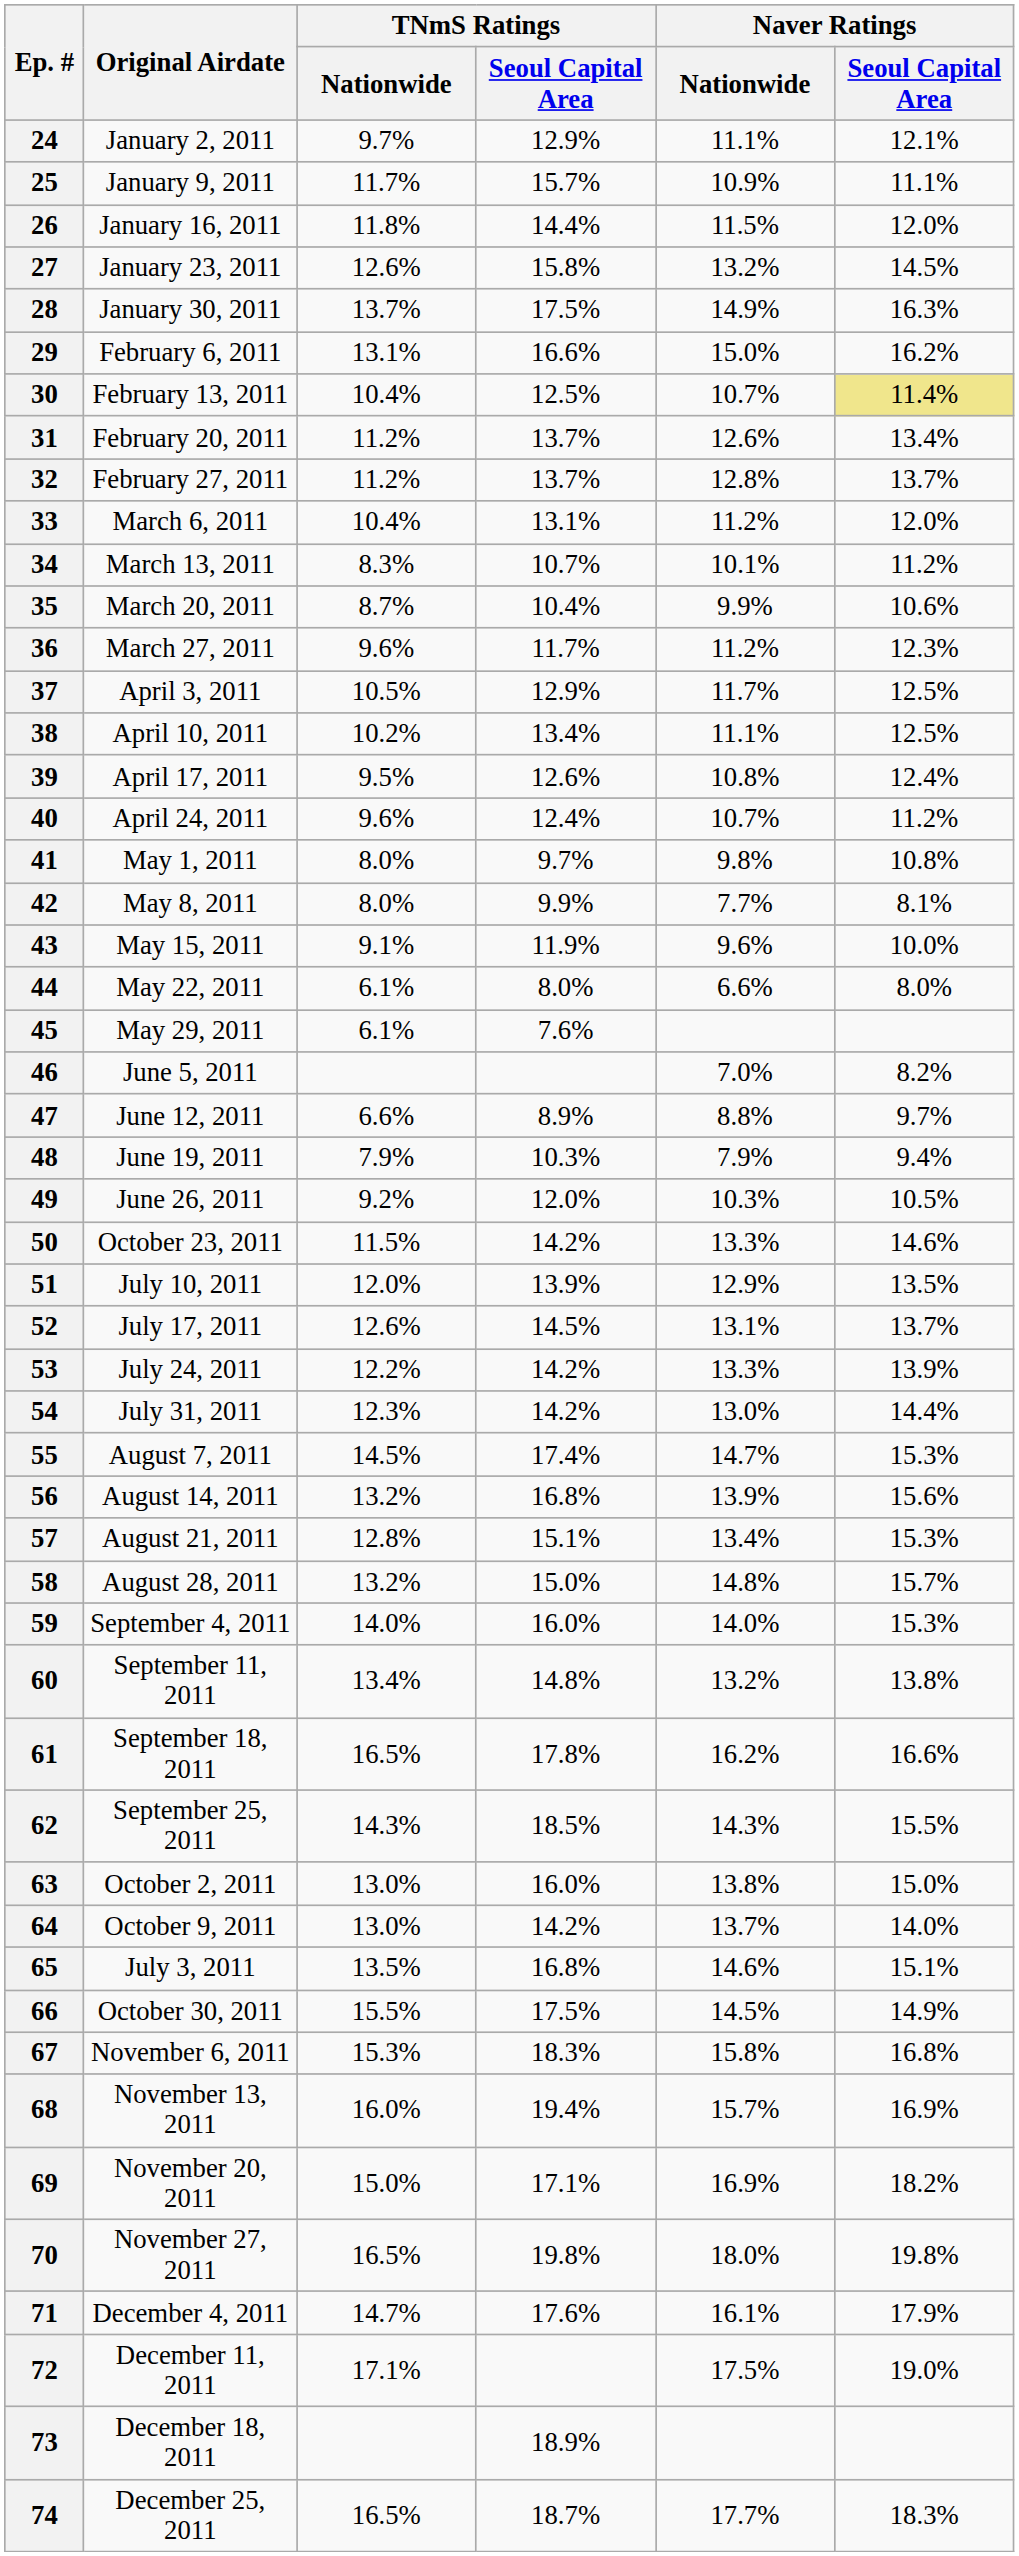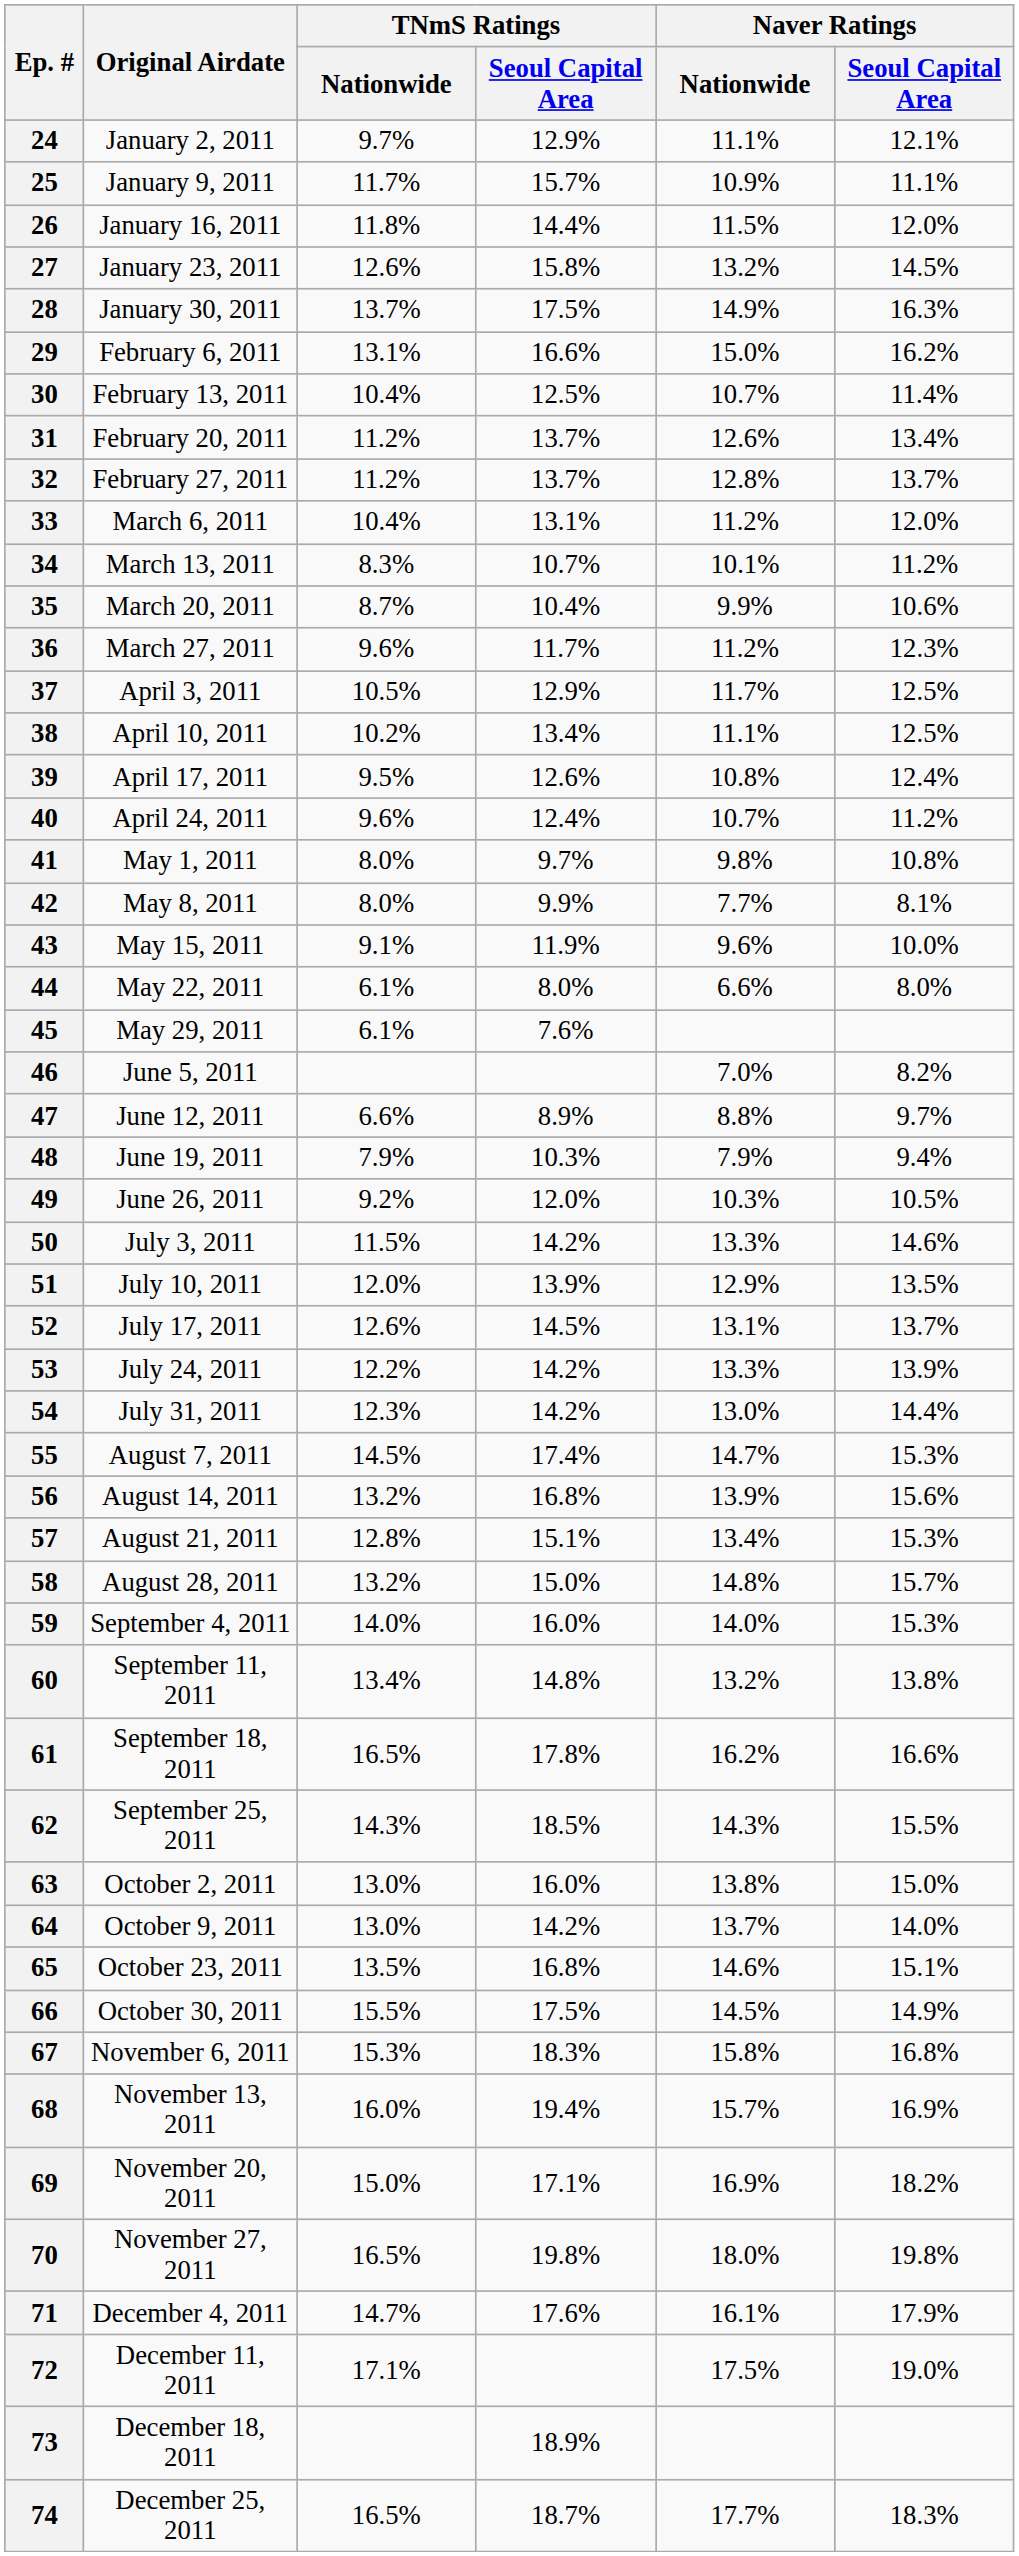(924, 394) khaki background -> (924, 394) no background
(190, 1242) October 23, 2011 -> (190, 1242) July 3, 2011
(190, 1968) July 3, 2011 -> (190, 1968) October 23, 2011
